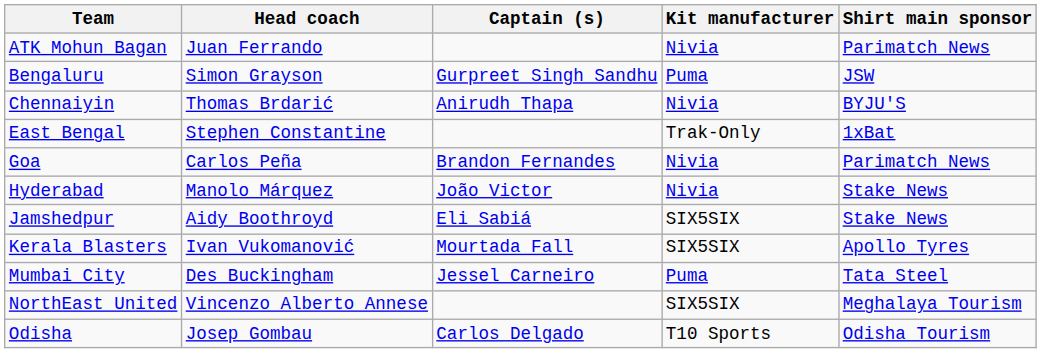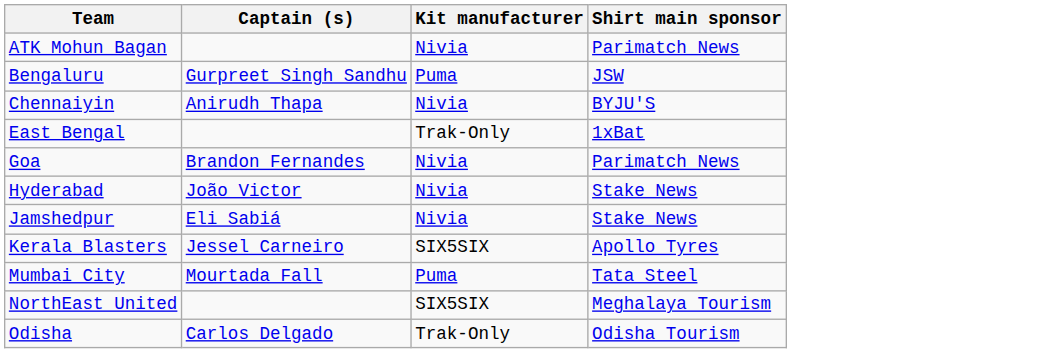- column: (307, 19)
(703, 219) SIX5SIX -> (442, 219) Nivia
(505, 248) Mourtada Fall -> (265, 248) Jessel Carneiro
(515, 276) Jessel Carneiro -> (254, 276) Mourtada Fall
(718, 334) T10 Sports -> (463, 334) Trak-Only
